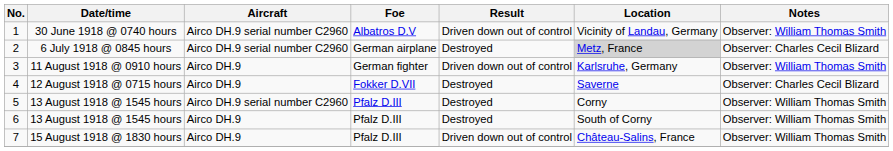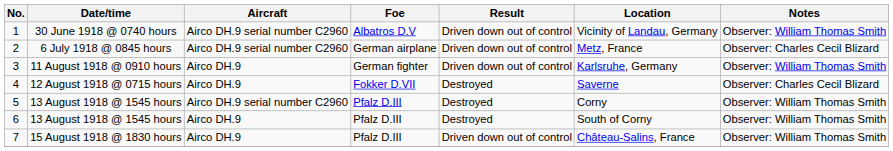(467, 48) Destroyed -> (507, 48) Driven down out of control
(610, 48) lightgrey background -> (610, 48) no background
